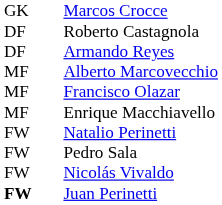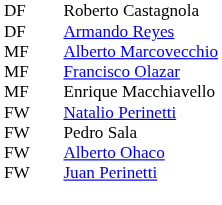- row: (116, 11)
+ row: (114, 152)
- row: (119, 172)
(18, 193) bold -> (17, 172) normal
